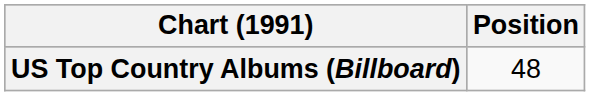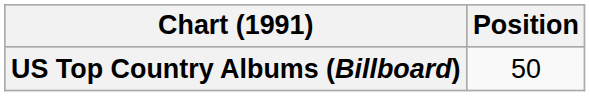(526, 68) 48 -> (526, 68) 50
